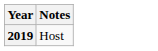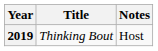+ column: (76, 14)
